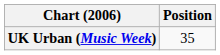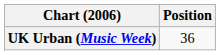(187, 38) 35 -> (187, 38) 36
